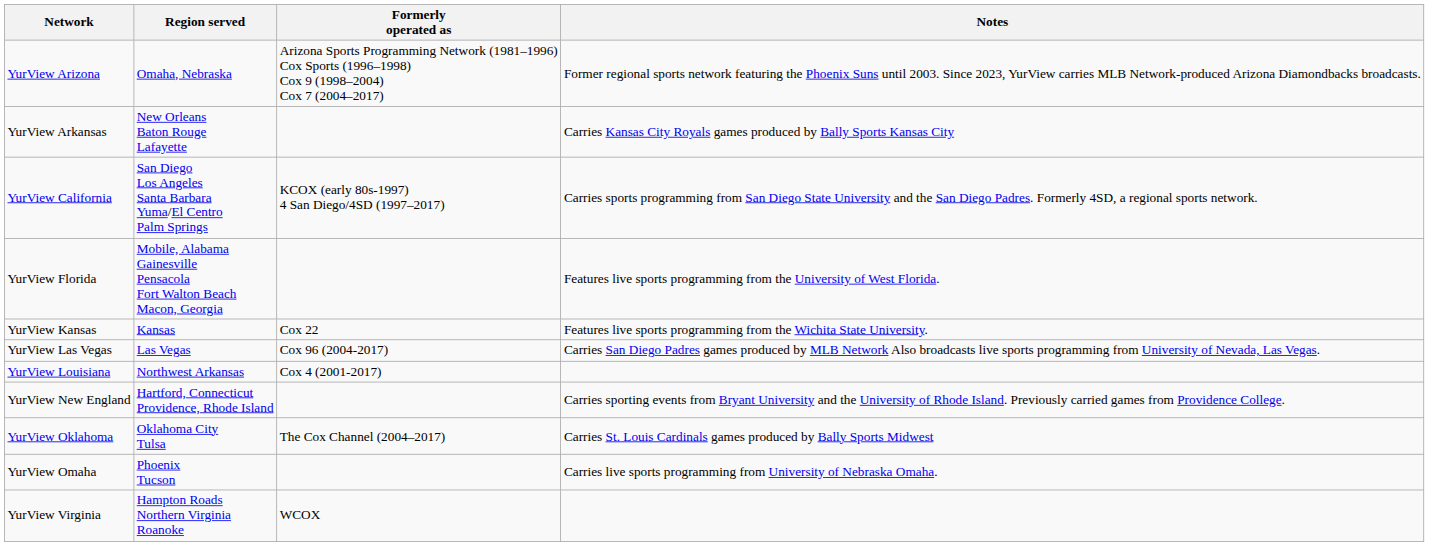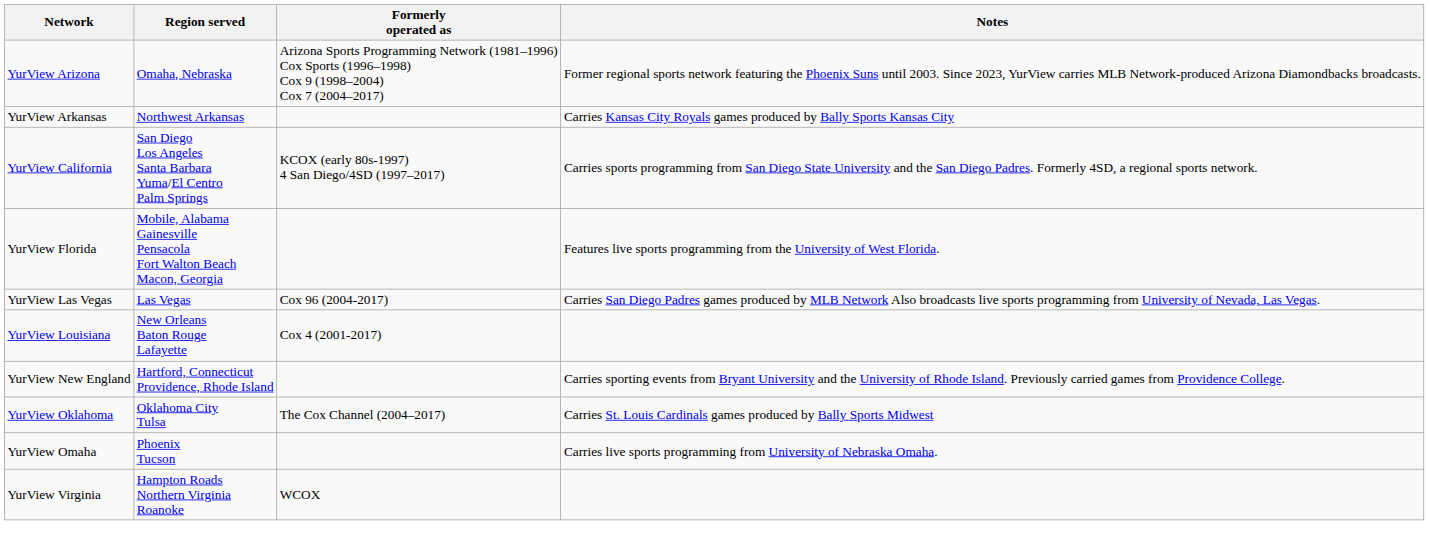(172, 131) New Orleans Baton Rouge Lafayette -> (190, 116) Northwest Arkansas
- row: (52, 329)
(190, 371) Northwest Arkansas -> (172, 335) New Orleans Baton Rouge Lafayette
